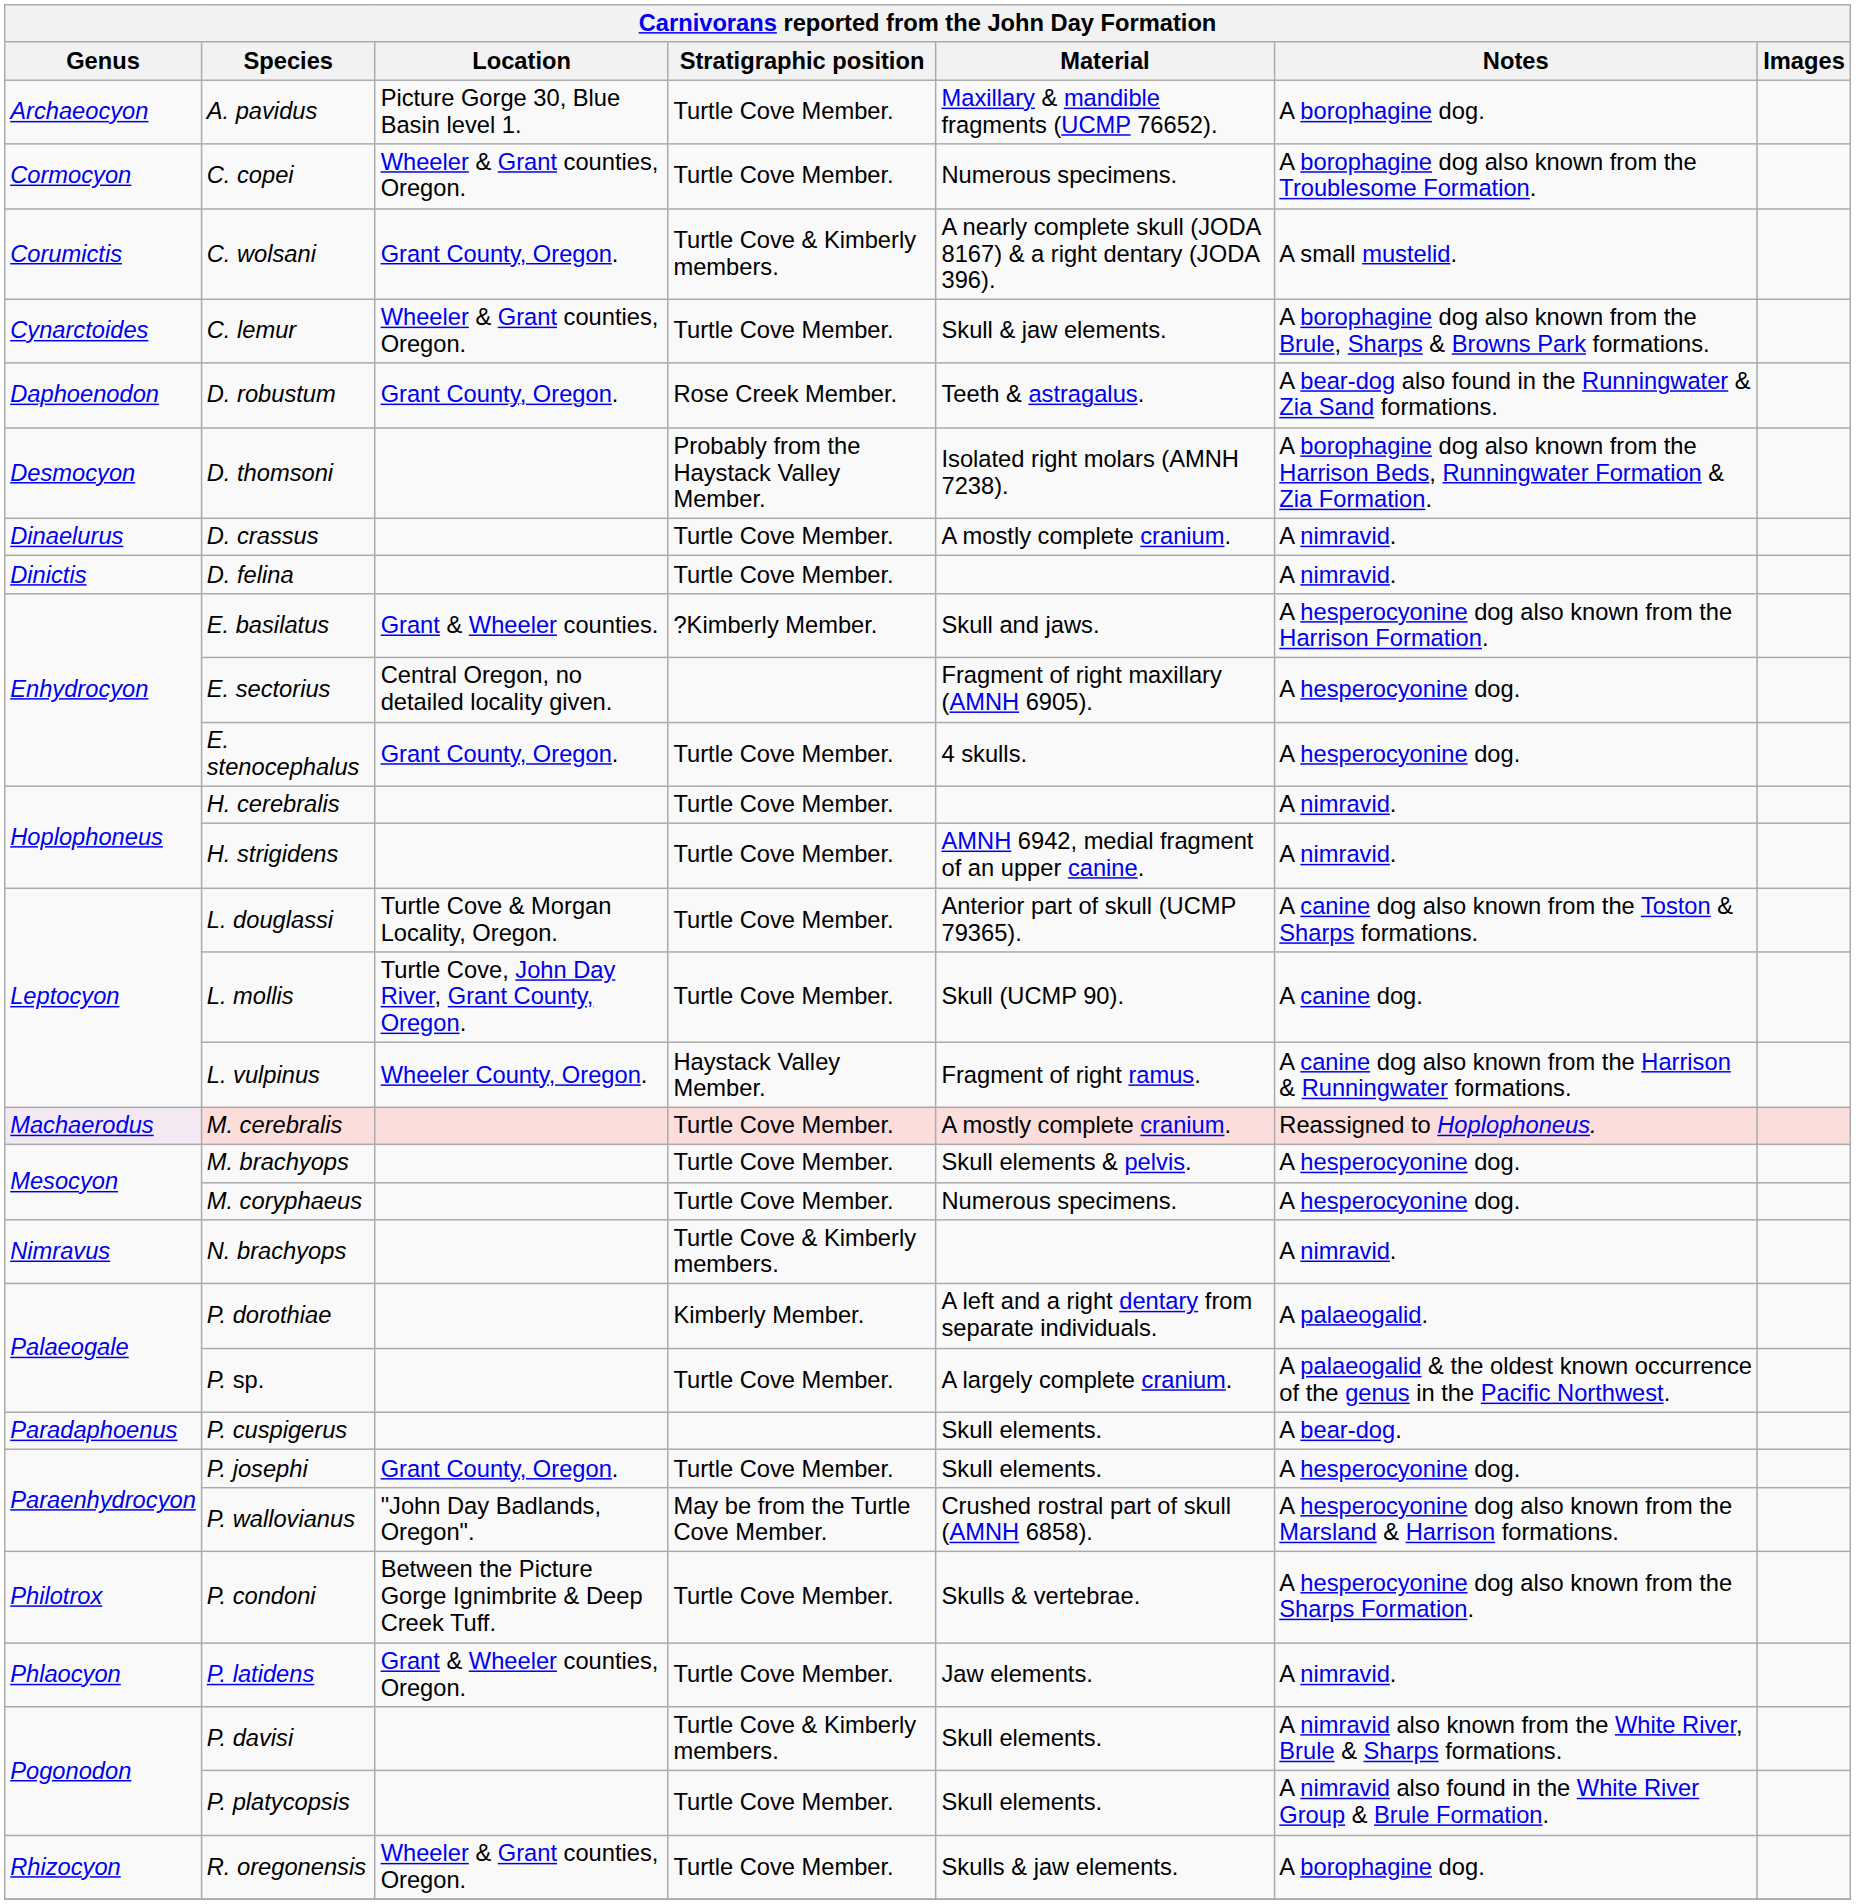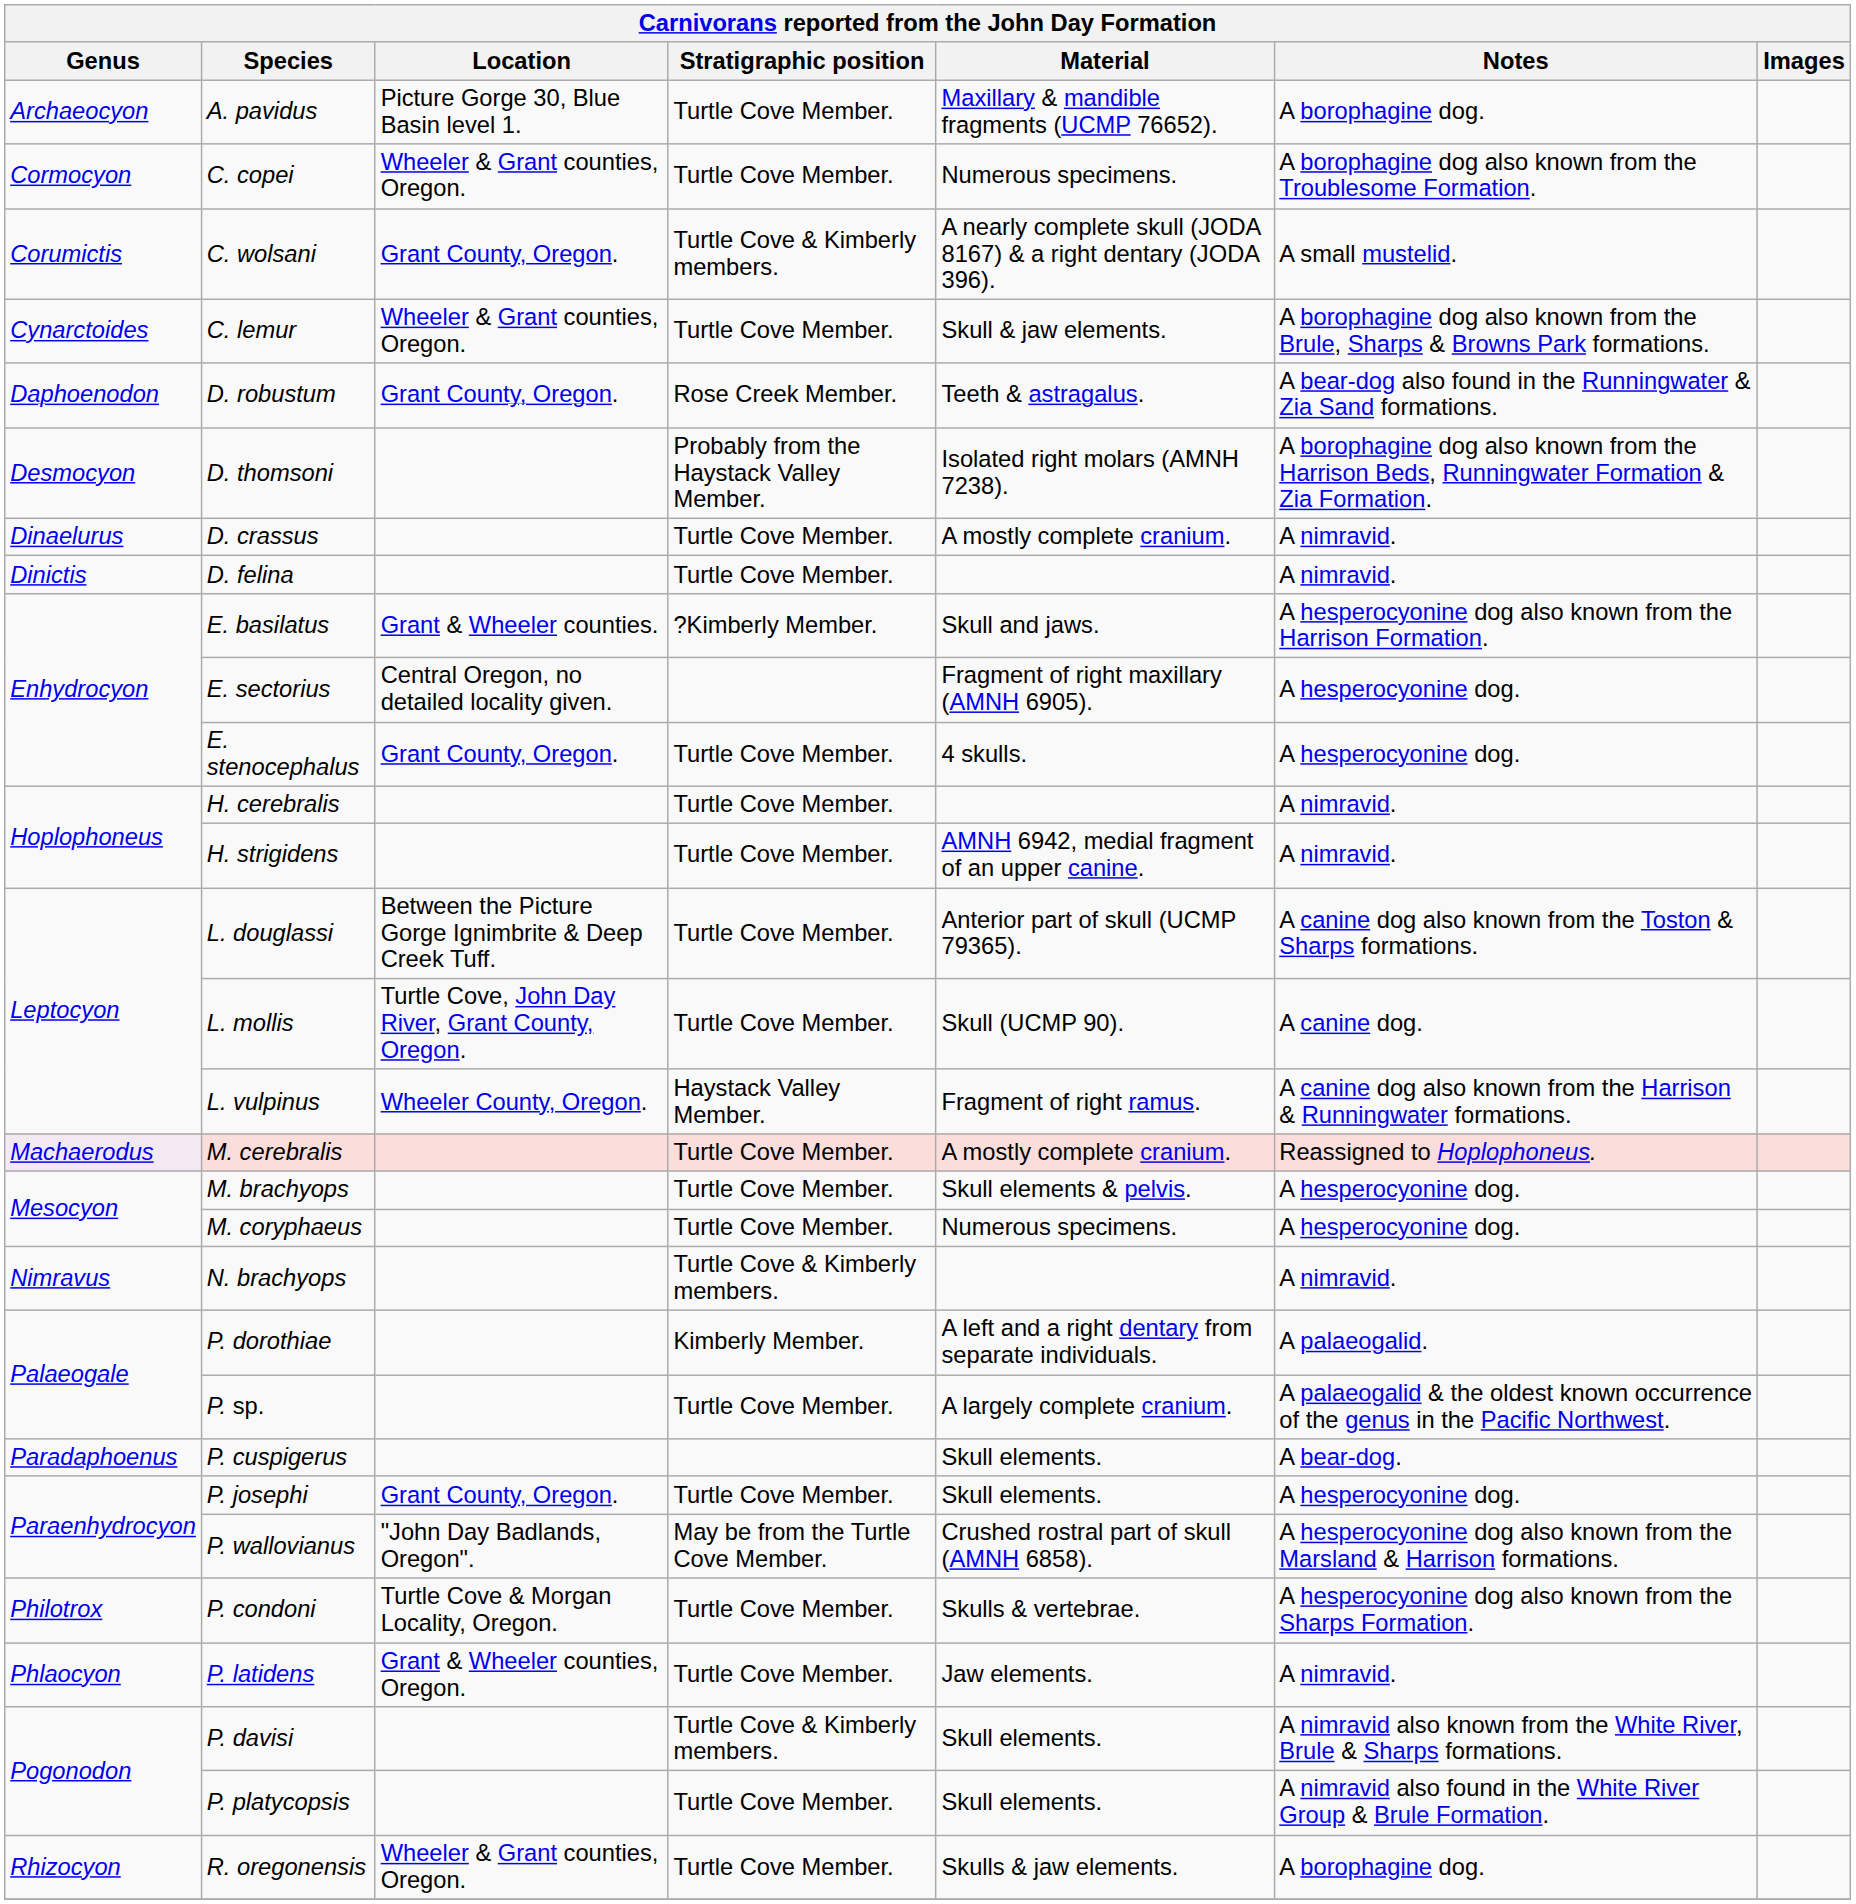(496, 919) Turtle Cove & Morgan Locality, Oregon. -> (512, 932) Between the Picture Gorge Ignimbrite & Deep Creek Tuff.
(512, 1596) Between the Picture Gorge Ignimbrite & Deep Creek Tuff. -> (496, 1610) Turtle Cove & Morgan Locality, Oregon.
